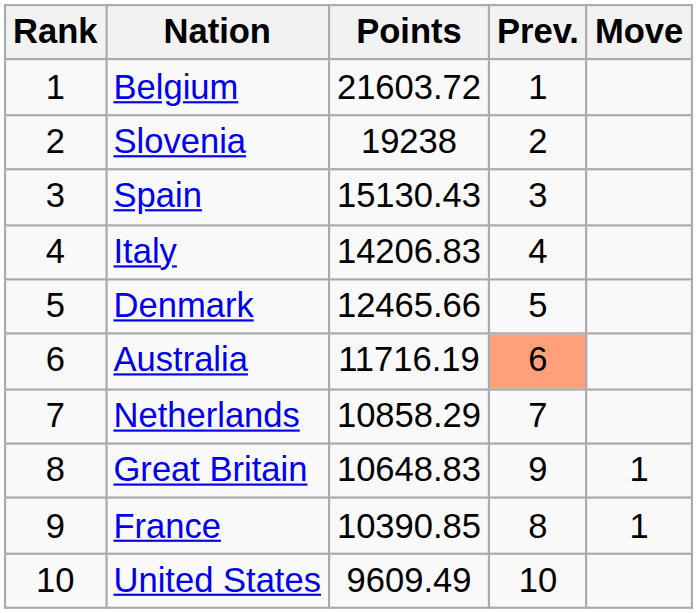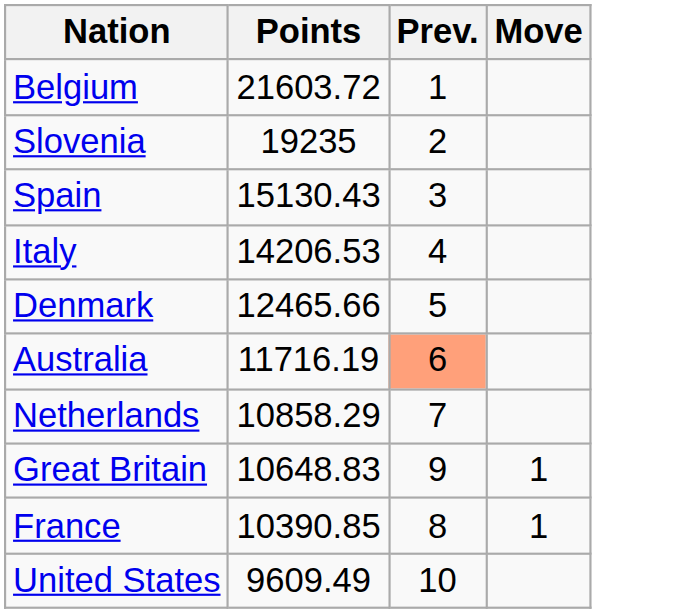- column: (55, 31)
(409, 141) 19238 -> (309, 141) 19235
(409, 251) 14206.83 -> (309, 251) 14206.53
